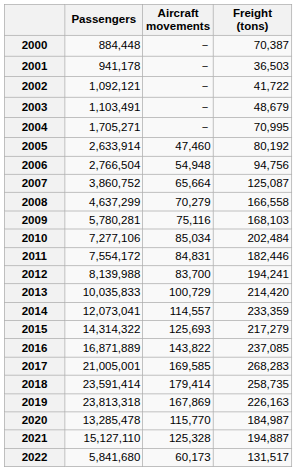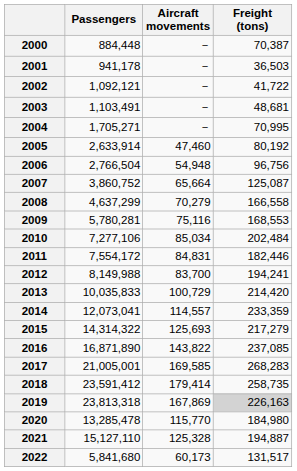(271, 107) 48,679 -> (271, 107) 48,681
(271, 165) 94,756 -> (271, 165) 96,756
(268, 220) 168,103 -> (268, 220) 168,553
(115, 274) 8,139,988 -> (115, 274) 8,149,988
(111, 347) 16,871,889 -> (111, 347) 16,871,890
(111, 384) 23,591,414 -> (111, 384) 23,591,412
(268, 402) no background -> (268, 402) lightgrey background
(268, 421) 184,987 -> (268, 421) 184,980
